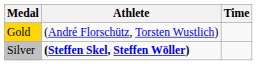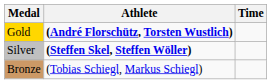(131, 32) normal -> (139, 32) bold
+ row: (24, 69)
